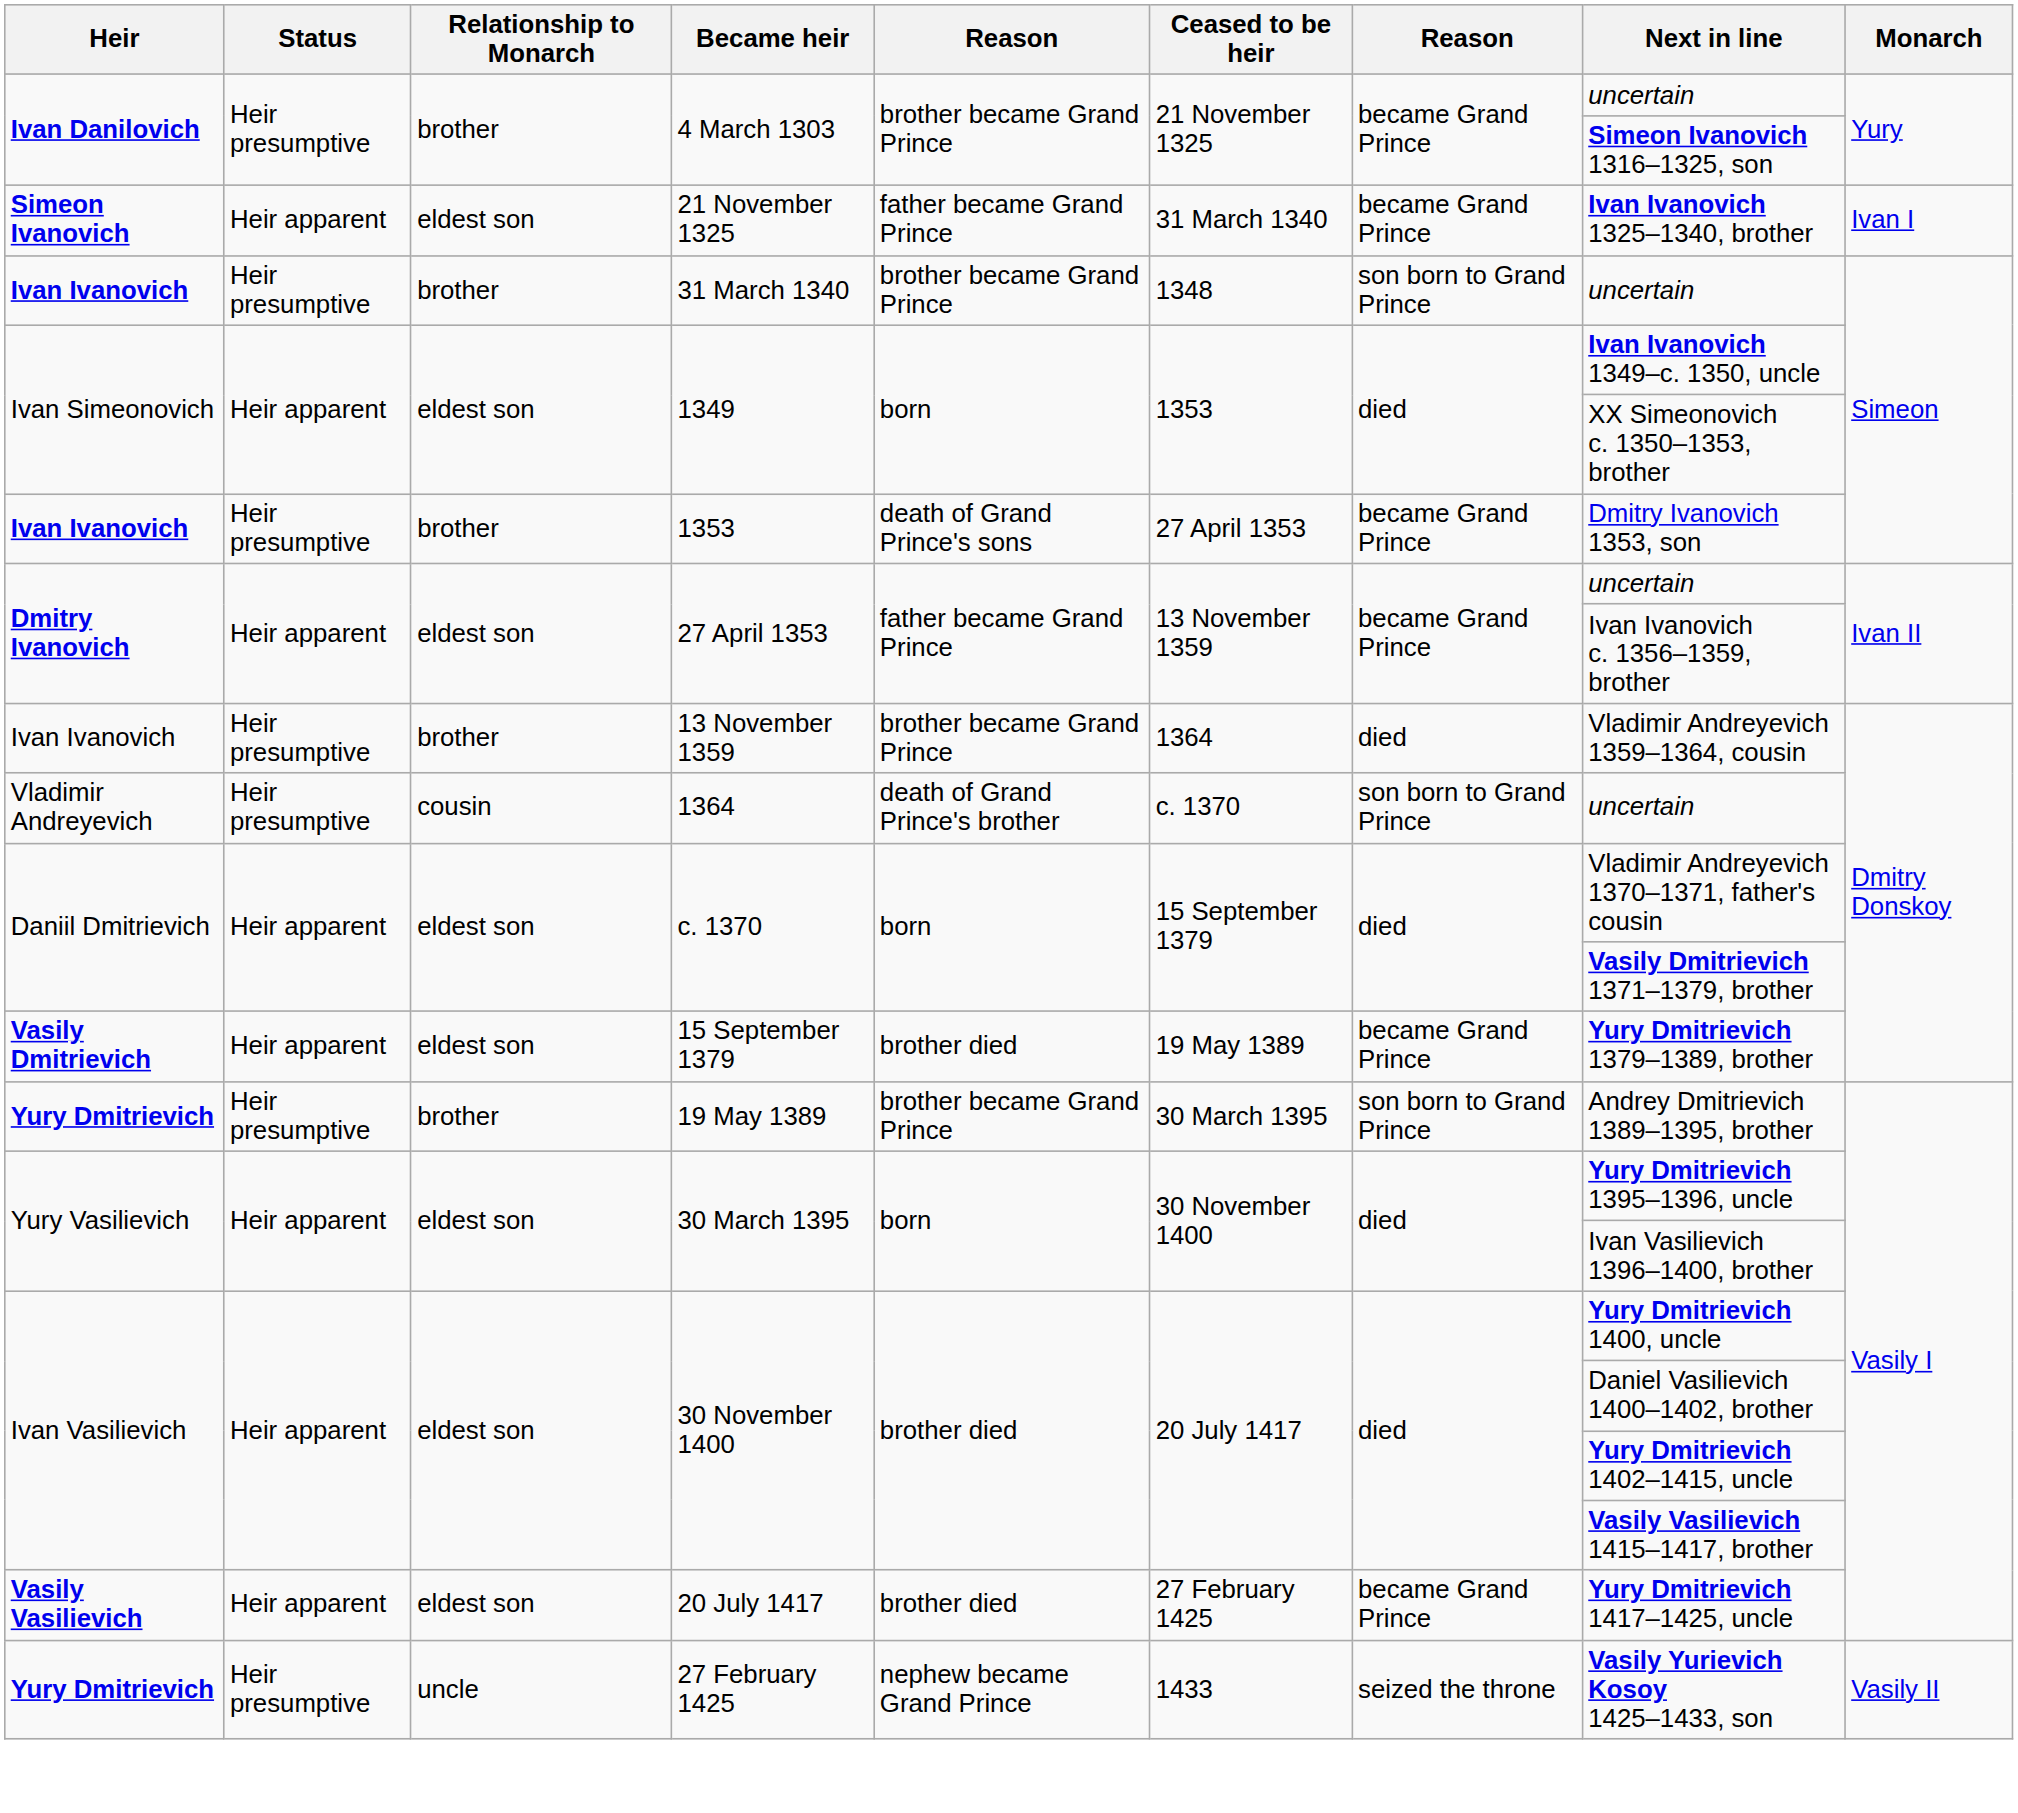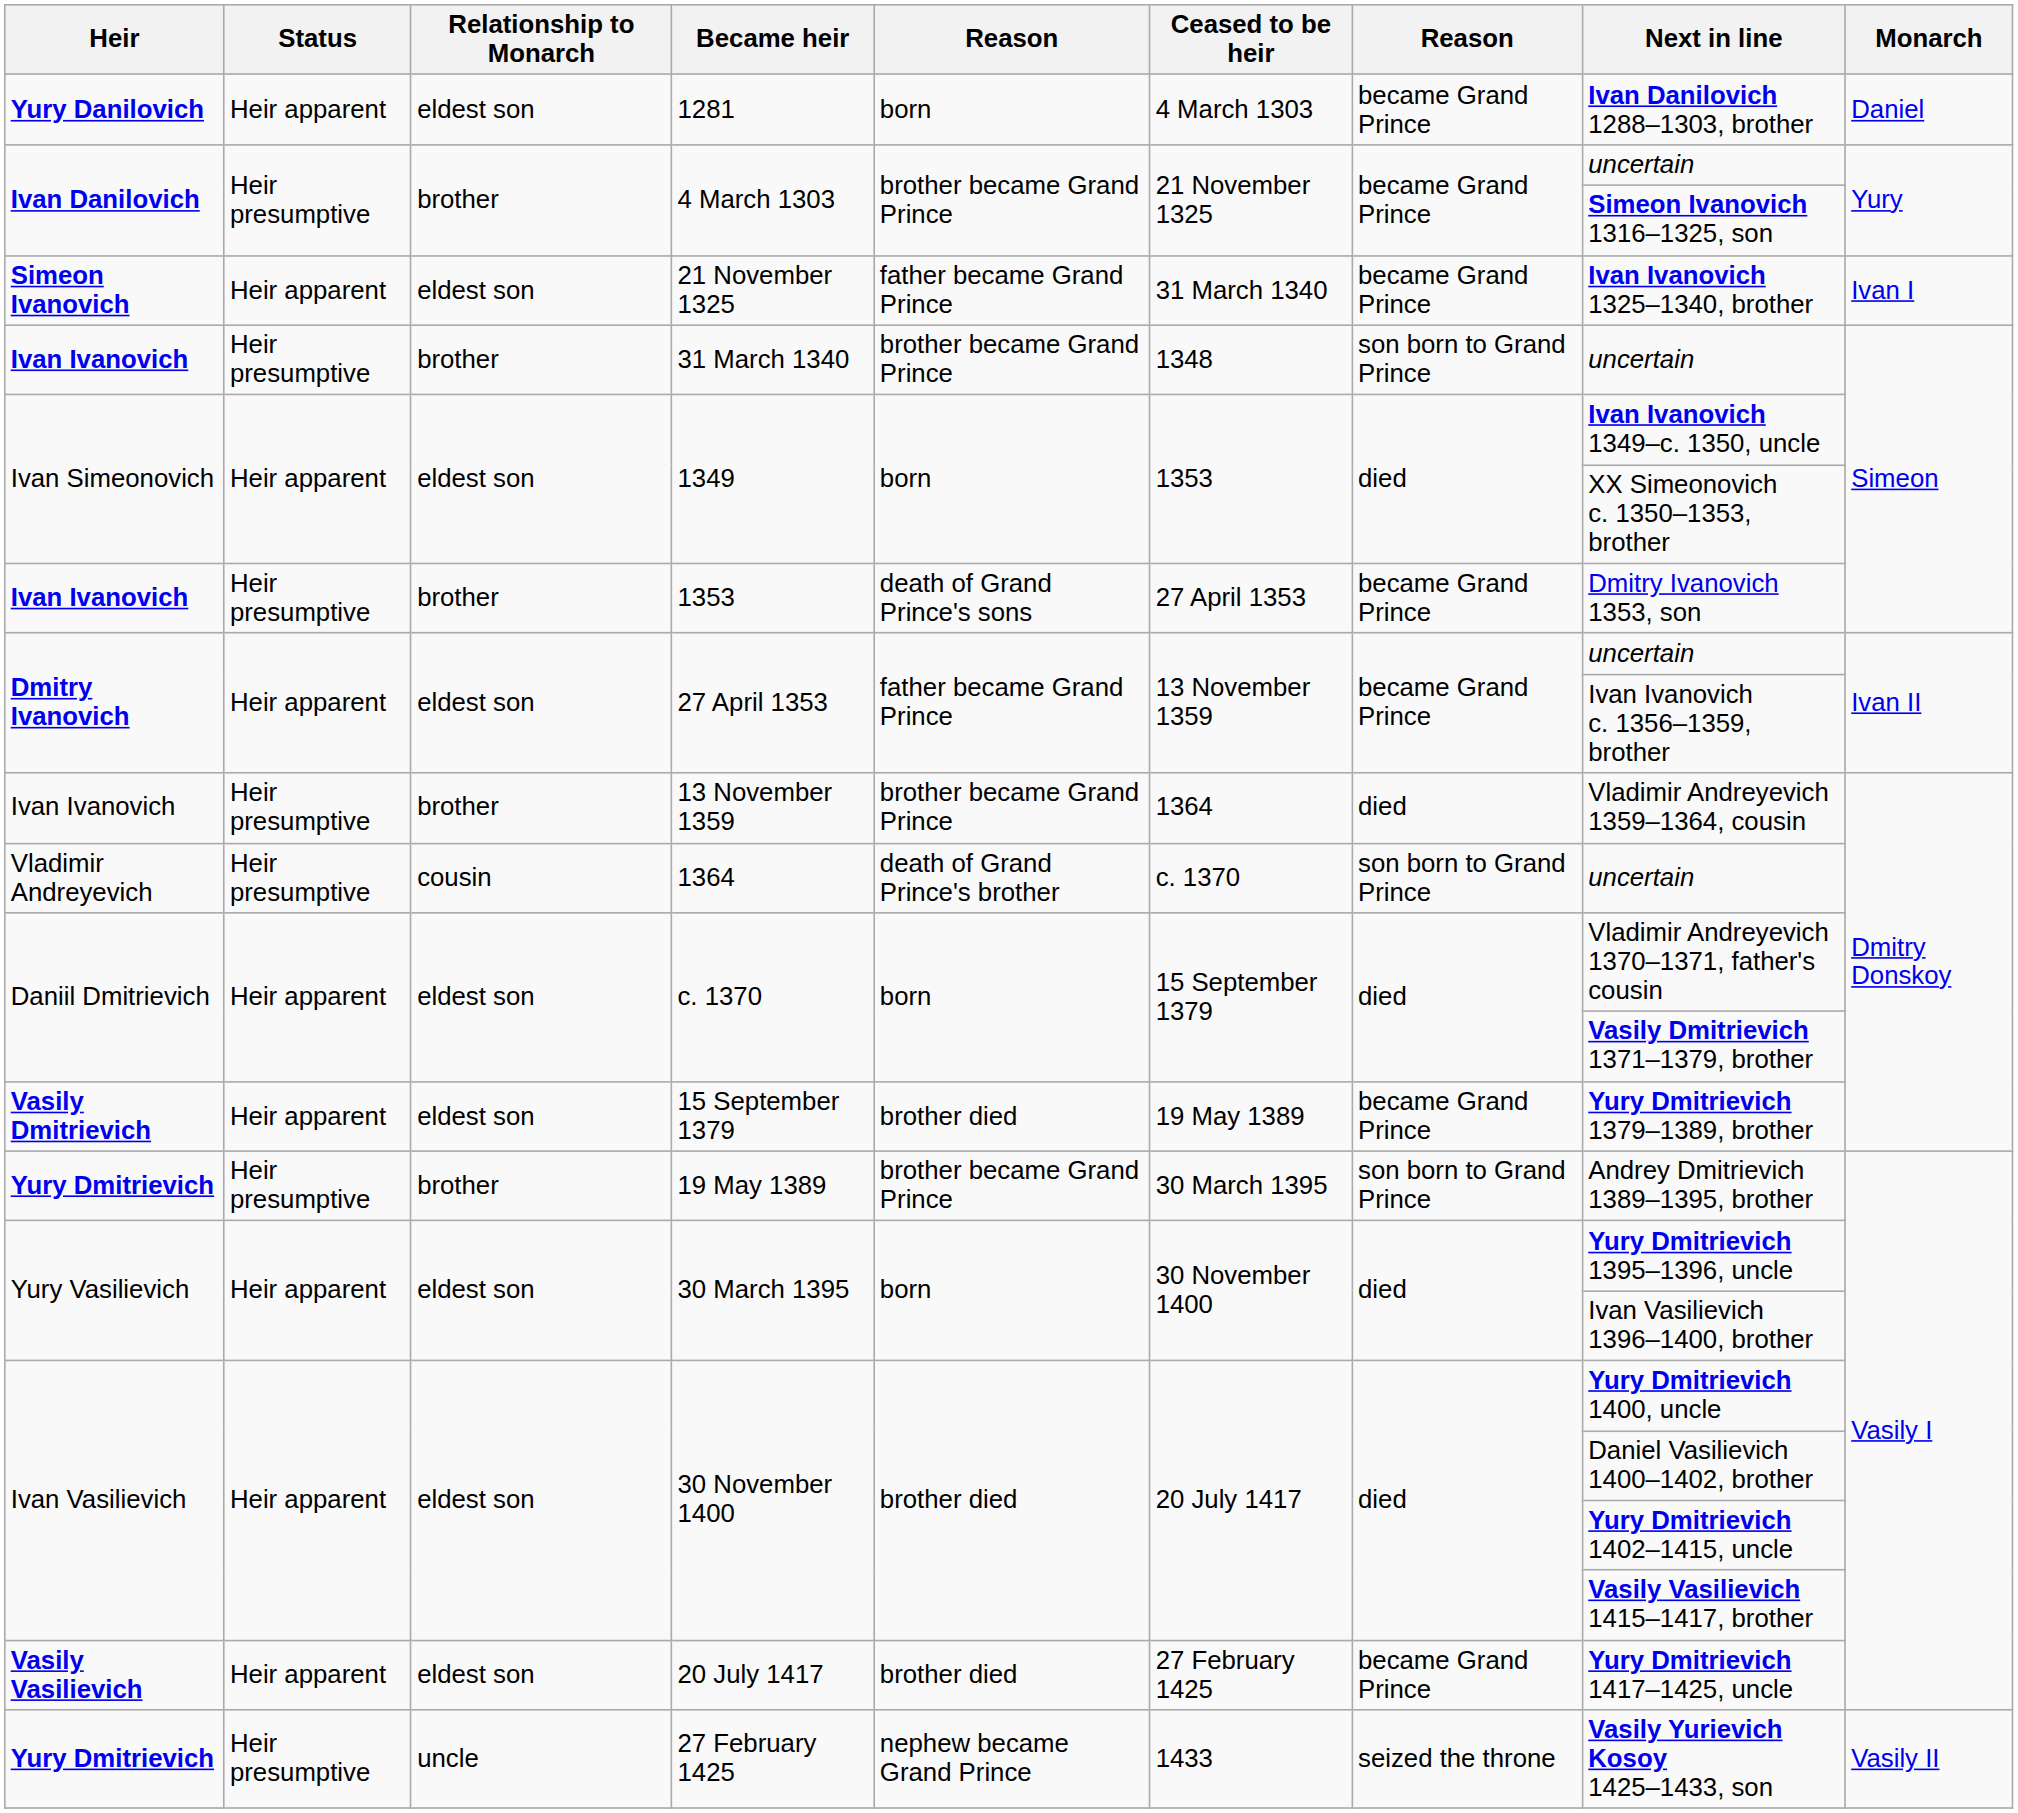+ row: (107, 109)
